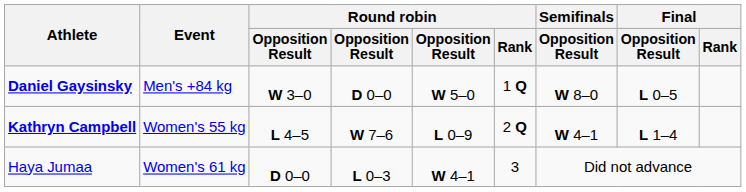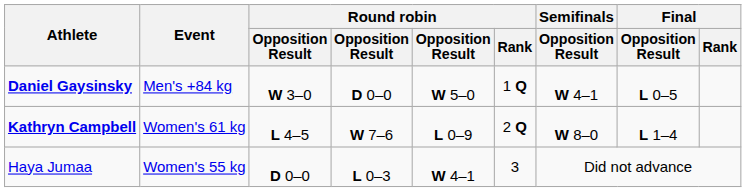(576, 95) W 8–0 -> (576, 95) W 4–1
(194, 127) Women's 55 kg -> (194, 127) Women's 61 kg
(576, 135) W 4–1 -> (576, 135) W 8–0
(194, 167) Women's 61 kg -> (194, 167) Women's 55 kg
